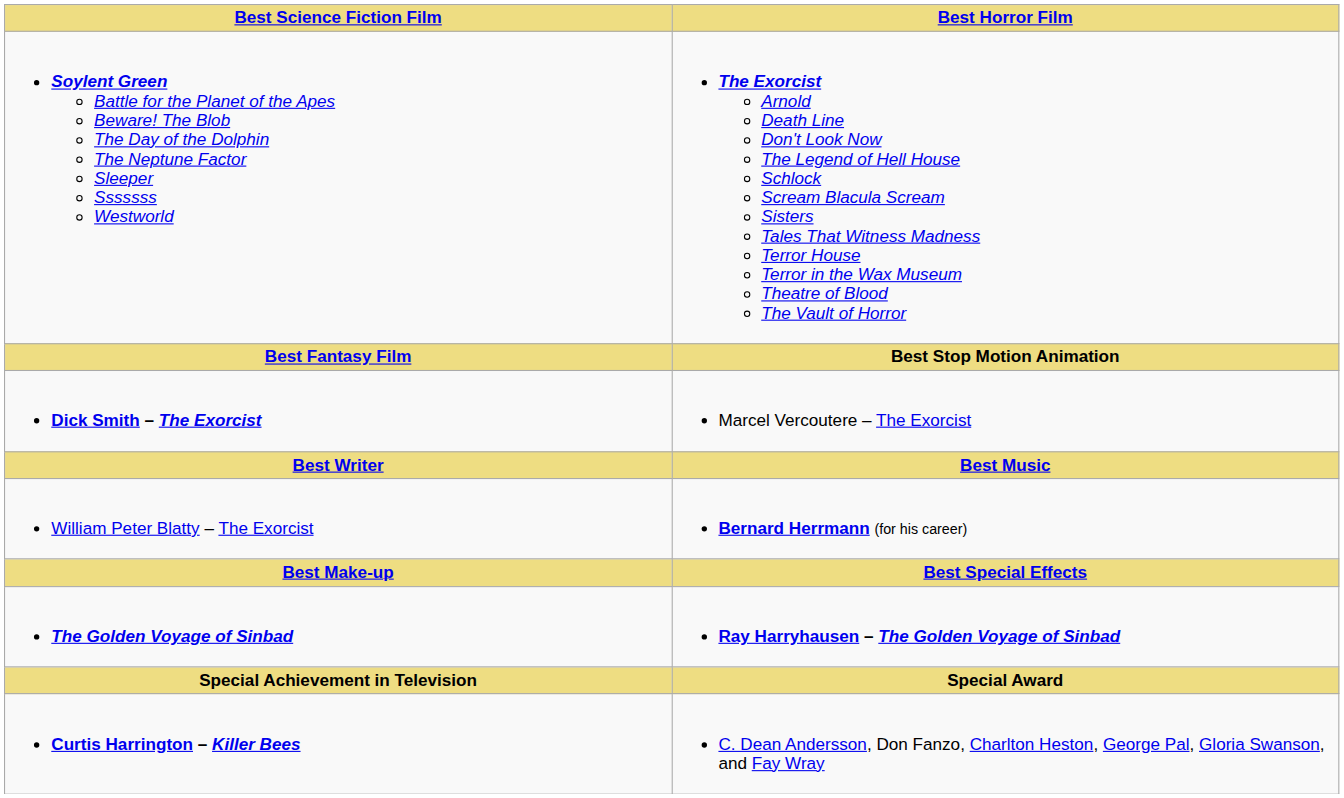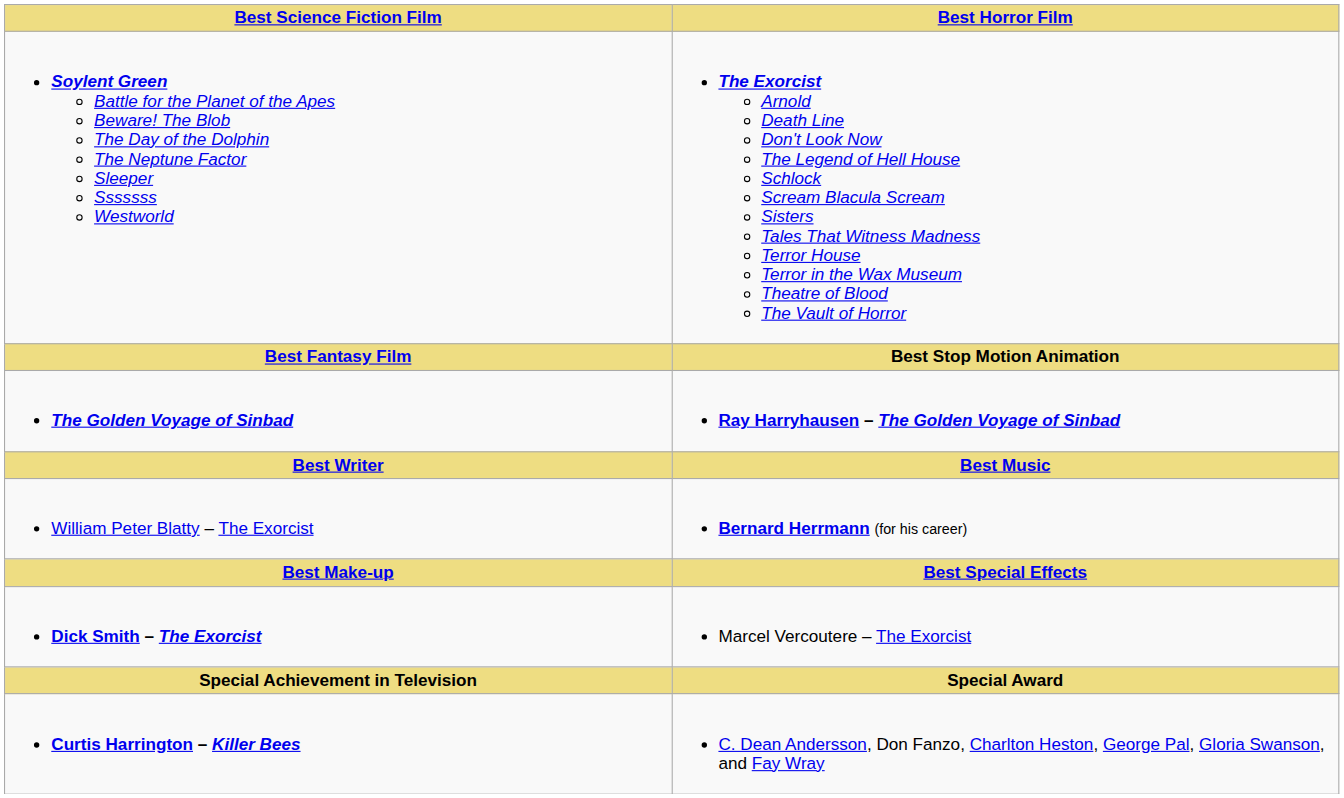rows swapped: (338, 636) <-> (338, 421)
